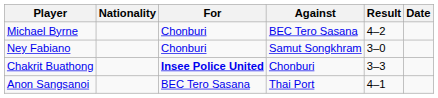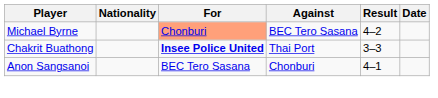(184, 31) no background -> (184, 31) lightsalmon background
- row: (39, 48)
(292, 66) Chonburi -> (292, 48) Thai Port
(292, 84) Thai Port -> (292, 66) Chonburi
